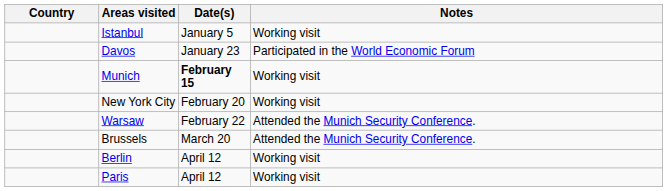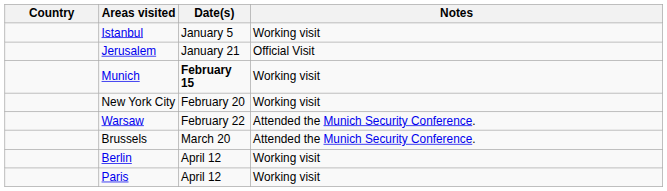+ row: (129, 51)
- row: (118, 51)
